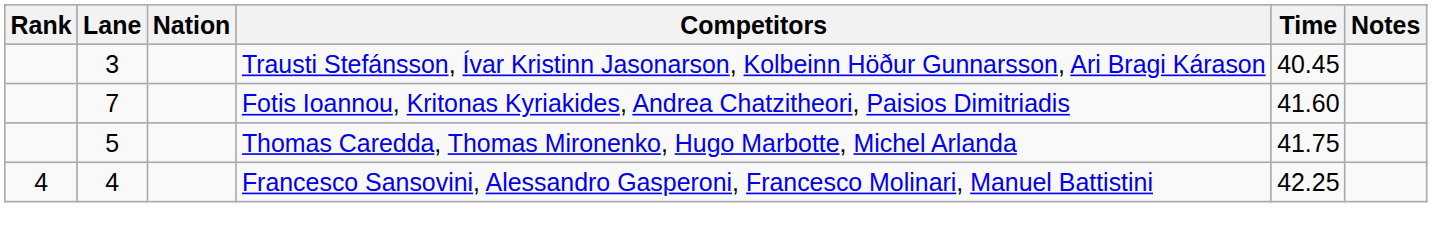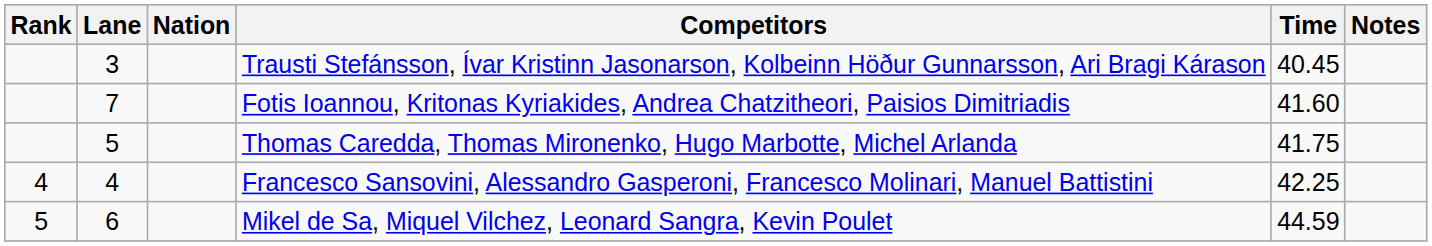+ row: (567, 222)
